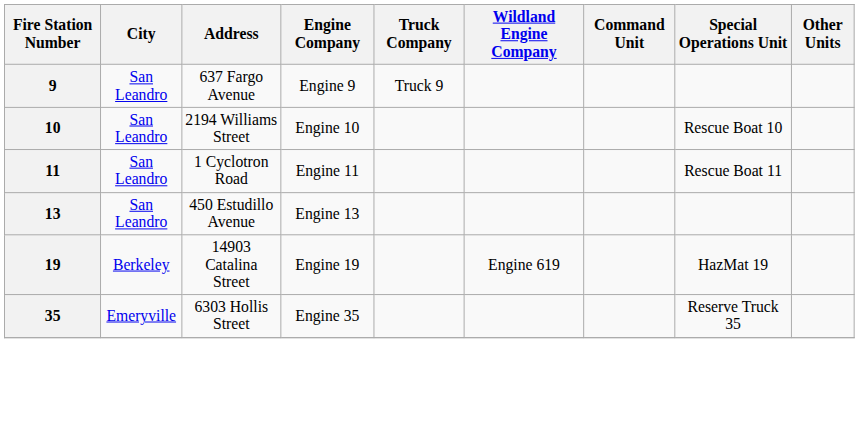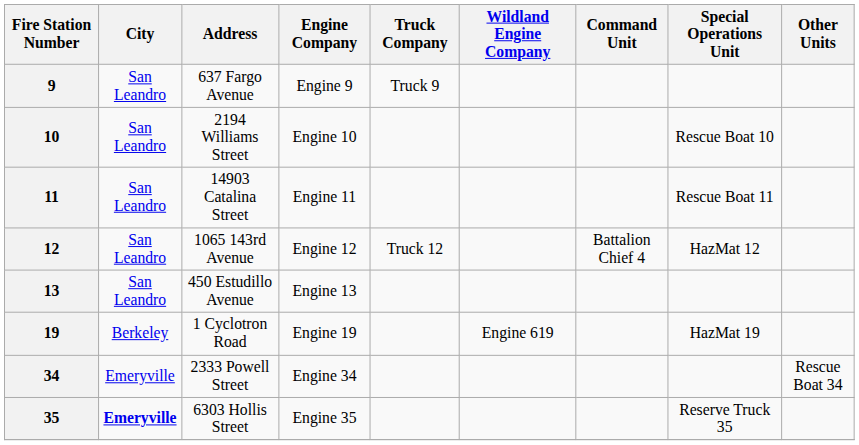(231, 170) 1 Cyclotron Road -> (230, 197) 14903 Catalina Street
+ row: (52, 248)
(231, 264) 14903 Catalina Street -> (230, 333) 1 Cyclotron Road
+ row: (52, 376)
(141, 316) normal -> (140, 418) bold
